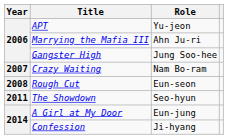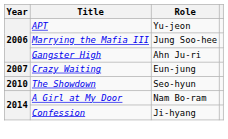(177, 40) Ahn Ju-ri -> (185, 40) Jung Soo-hee
(185, 55) Jung Soo-hee -> (177, 55) Ahn Ju-ri
(180, 69) Nam Bo-ram -> (175, 69) Eun-jung
- row: (56, 84)
(17, 98) 2011 -> (17, 84) 2010
(175, 112) Eun-jung -> (180, 98) Nam Bo-ram
